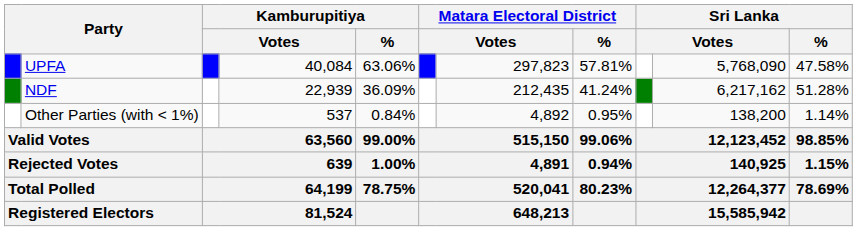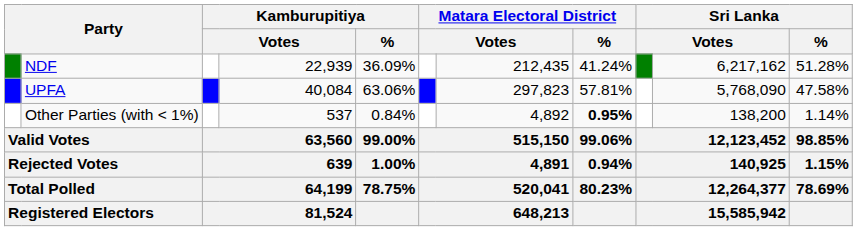rows swapped: (45, 66) <-> (41, 90)
(610, 115) normal -> (610, 115) bold
